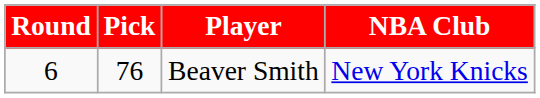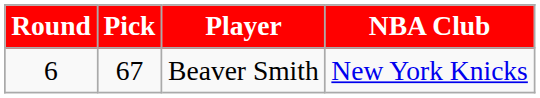(129, 69) 76 -> (129, 69) 67
